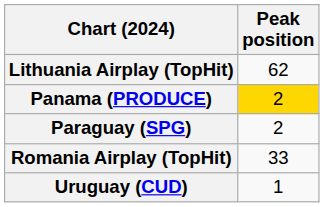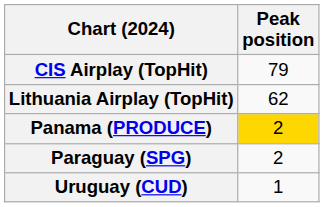+ row: (121, 69)
- row: (121, 157)
